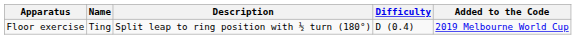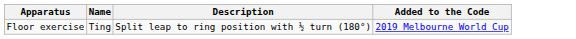- column: (403, 12)
